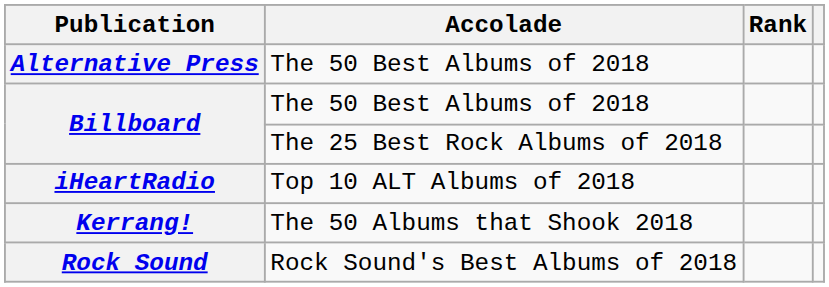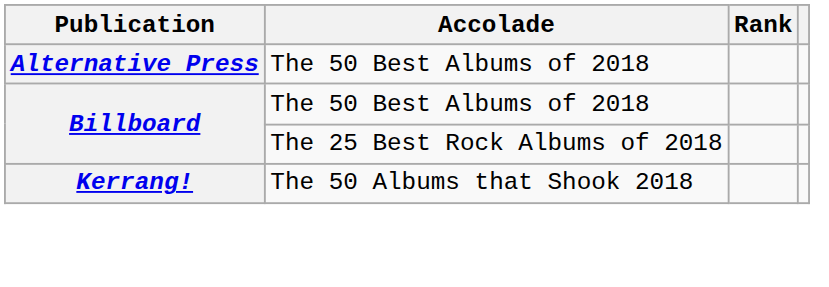- row: (135, 183)
- row: (135, 262)
